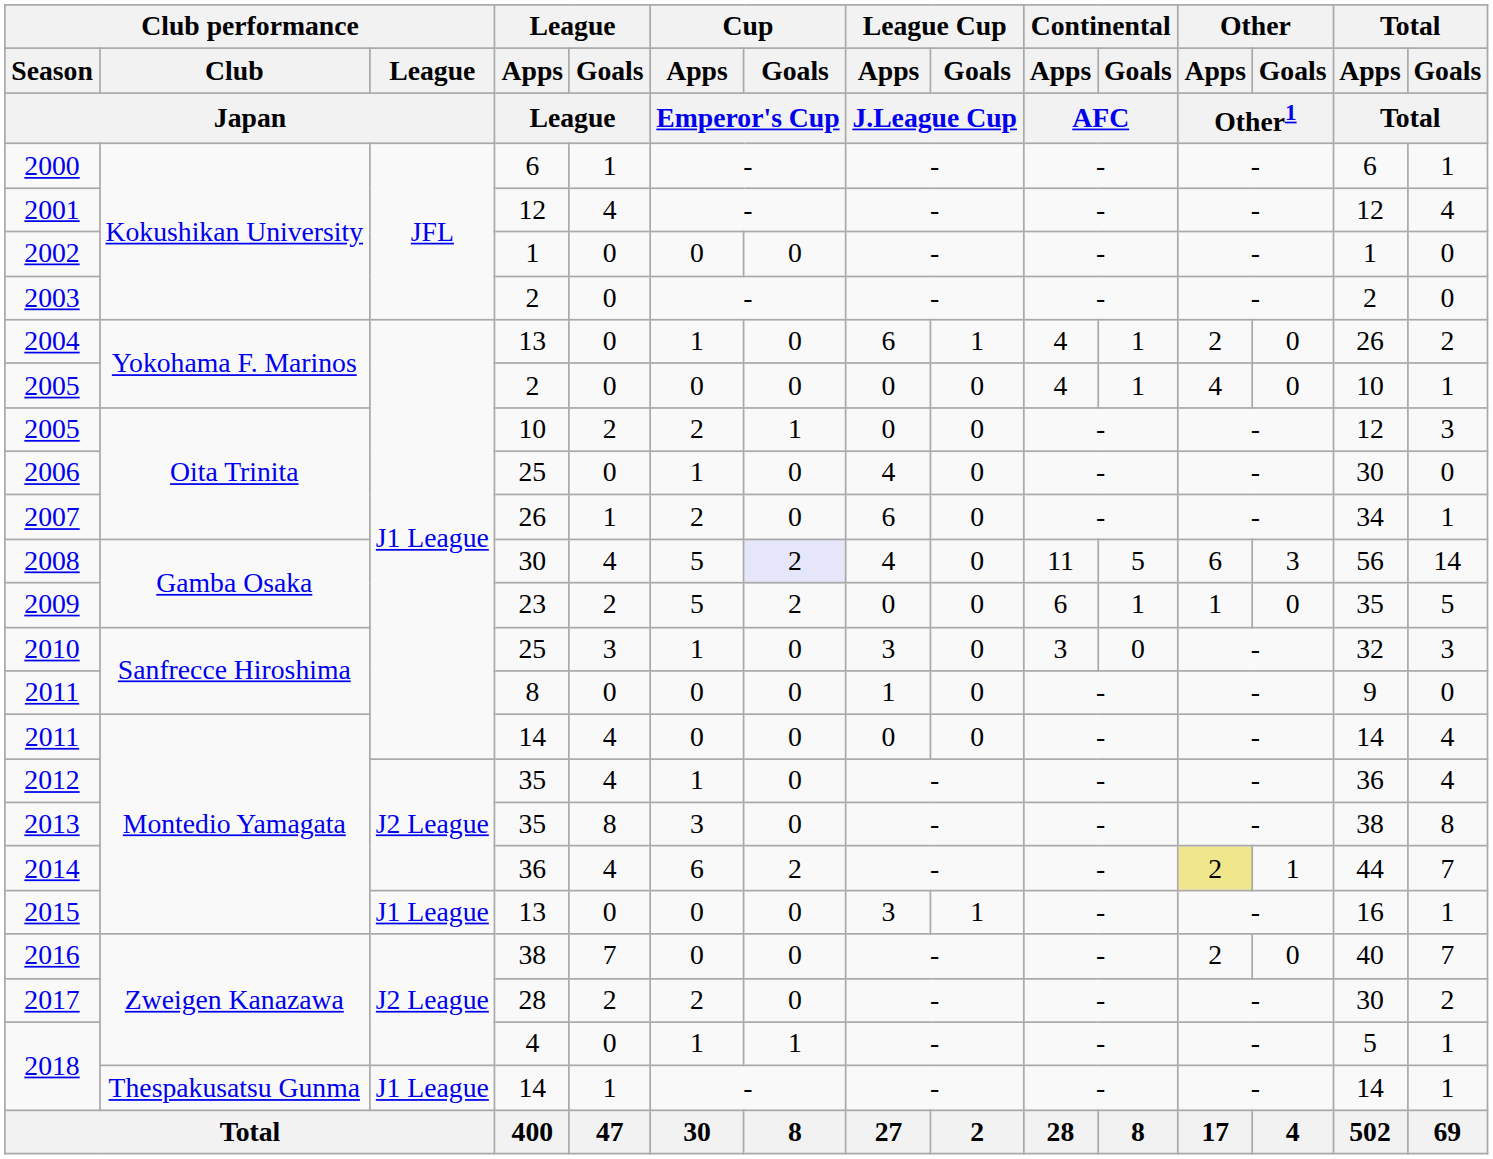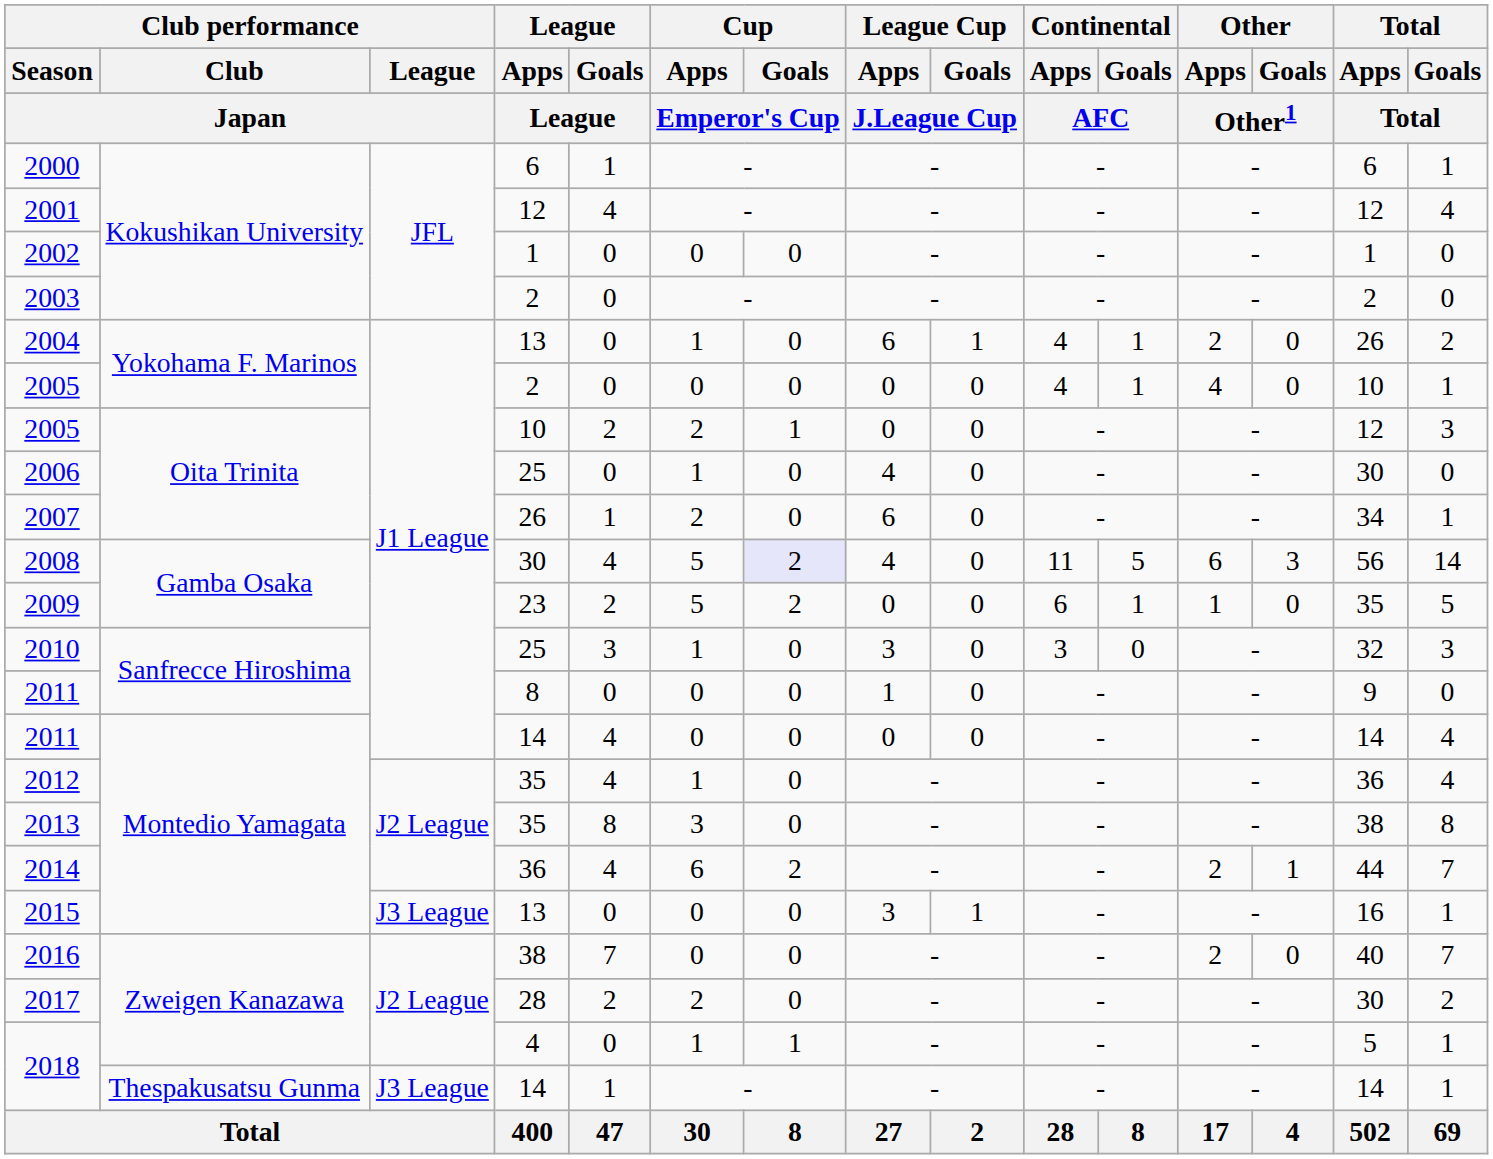(1215, 868) khaki background -> (1215, 868) no background
(432, 911) J1 League -> (432, 911) J3 League
(432, 1087) J1 League -> (432, 1087) J3 League
